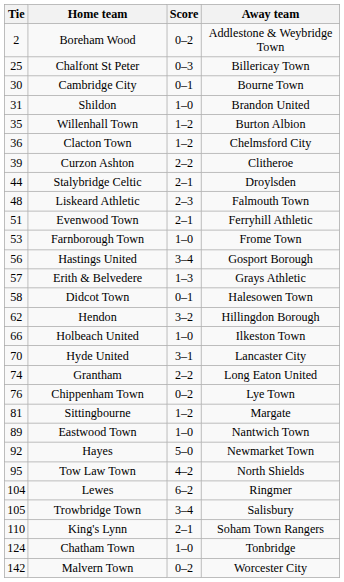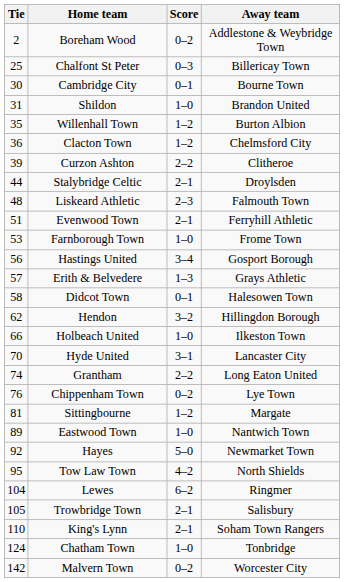(184, 509) 3–4 -> (184, 509) 2–1
